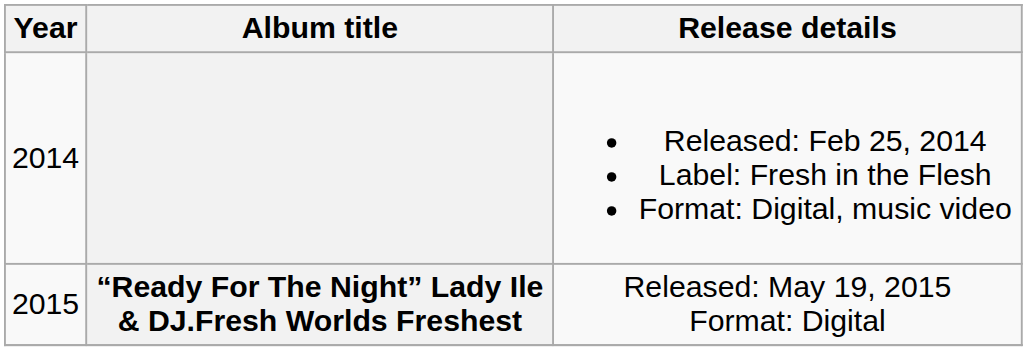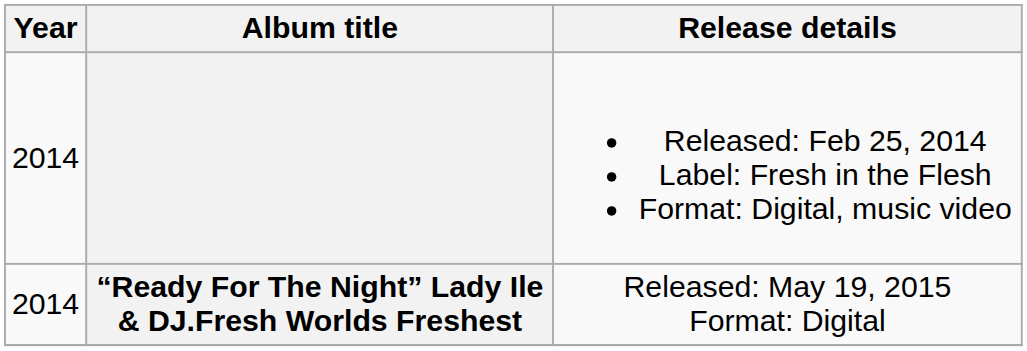(46, 303) 2015 -> (46, 303) 2014
